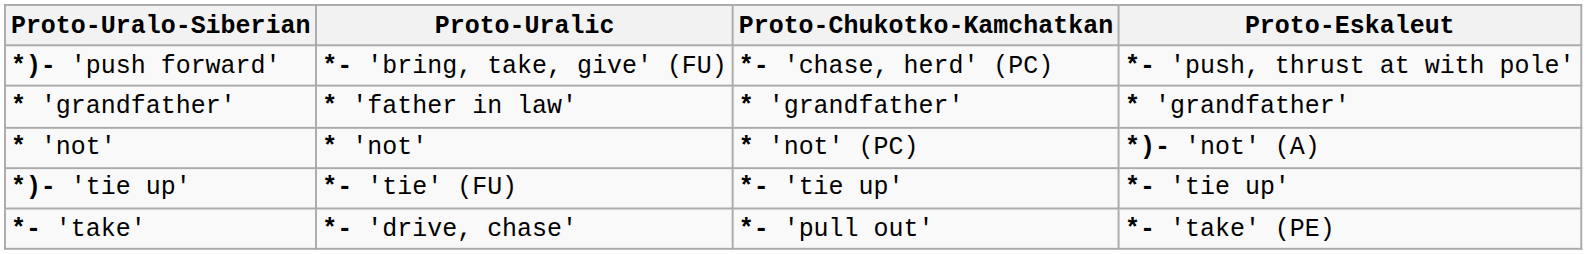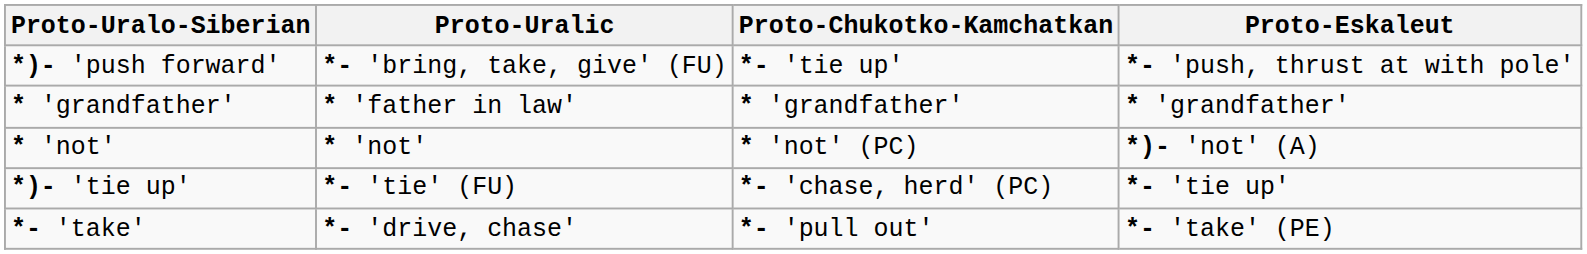(896, 66) *- 'chase, herd' (PC) -> (821, 66) *- 'tie up'
(821, 188) *- 'tie up' -> (896, 188) *- 'chase, herd' (PC)
